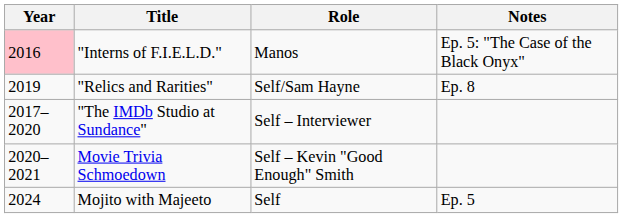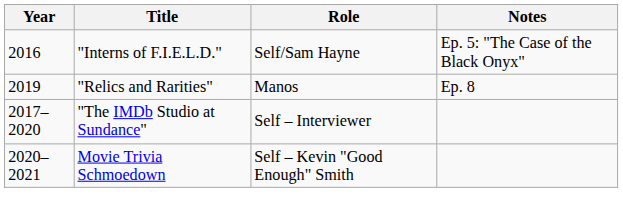(24, 52) pink background -> (24, 52) no background
(276, 52) Manos -> (307, 52) Self/Sam Hayne
(307, 86) Self/Sam Hayne -> (276, 86) Manos
- row: (144, 199)
